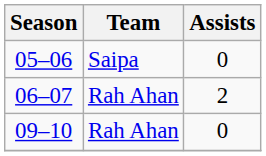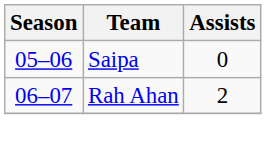- row: (44, 131)
